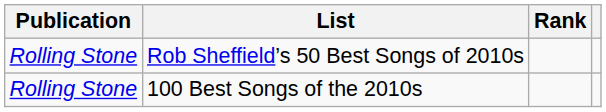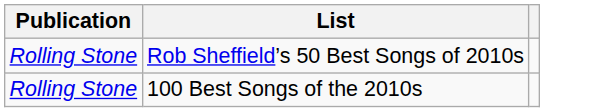- column: (560, 21)
